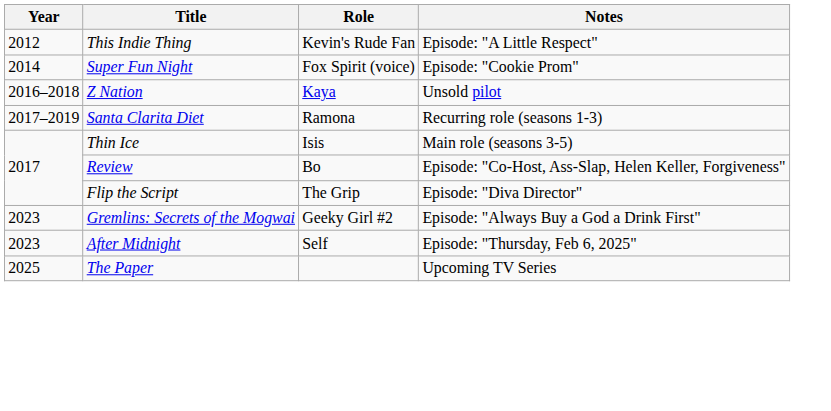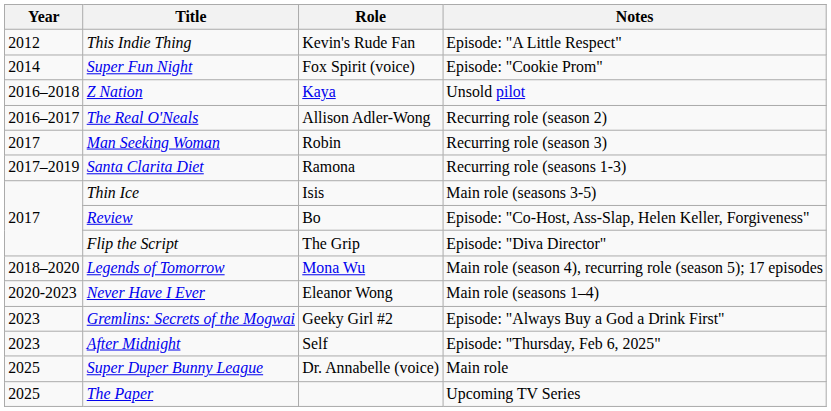+ row: (143, 117)
+ row: (153, 142)
+ row: (156, 268)
+ row: (146, 293)
+ row: (175, 368)
